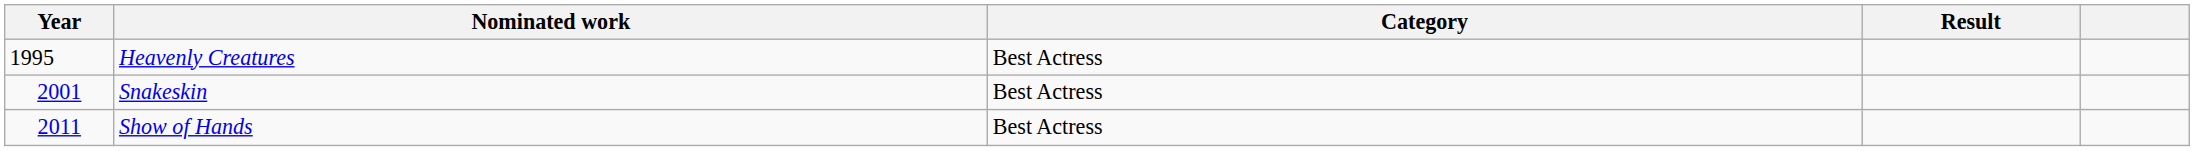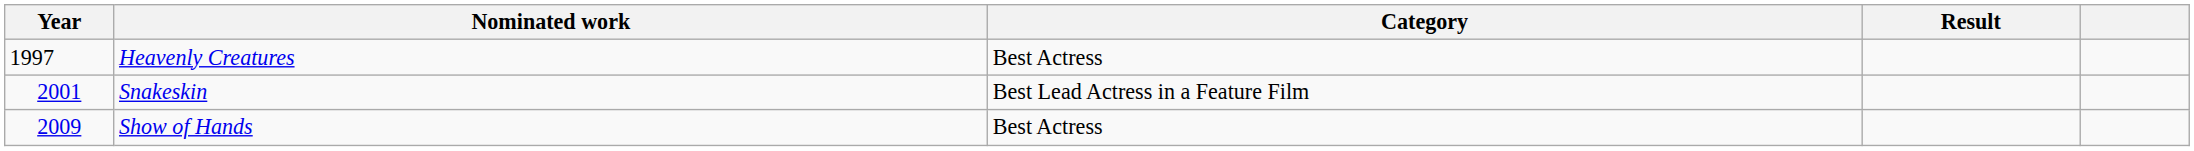(32, 57) 1995 -> (32, 57) 1997
(1048, 92) Best Actress -> (1151, 92) Best Lead Actress in a Feature Film
(59, 127) 2011 -> (59, 127) 2009
